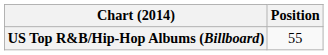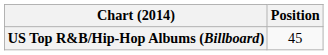(295, 38) 55 -> (295, 38) 45
